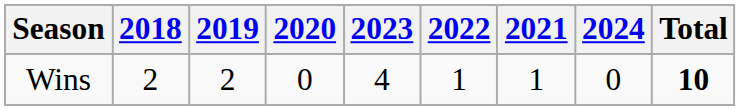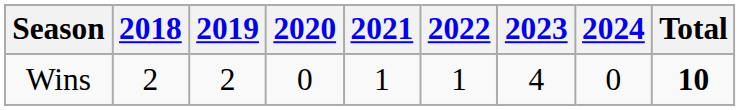columns swapped: (536, 29) <-> (382, 29)
